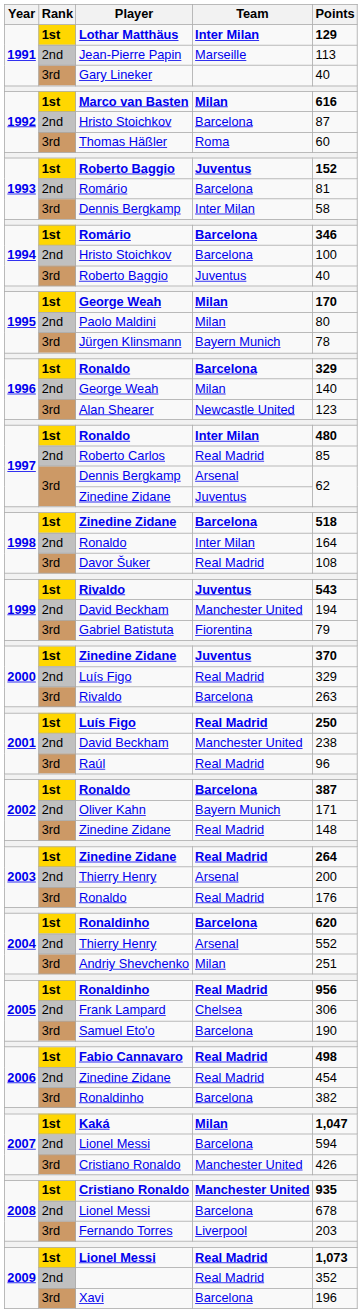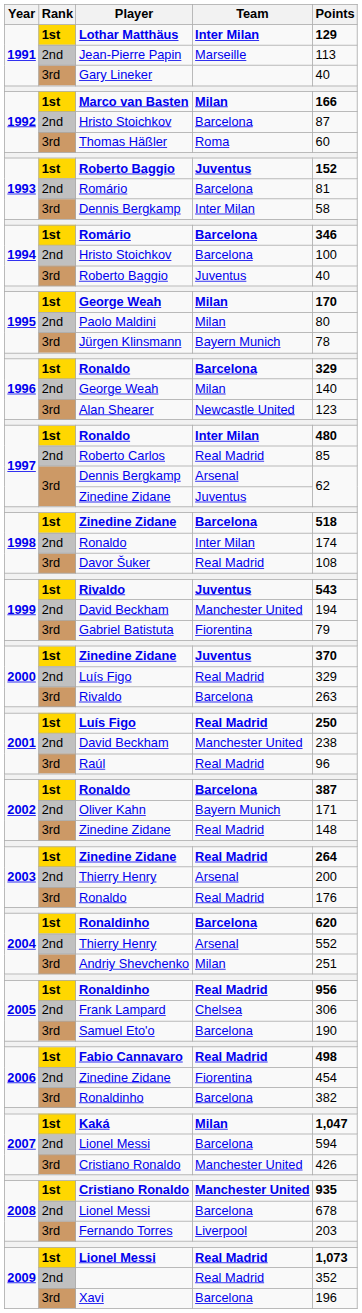(326, 101) 616 -> (326, 101) 166
(326, 543) 164 -> (326, 543) 174
(230, 1077) Real Madrid -> (224, 1077) Fiorentina
